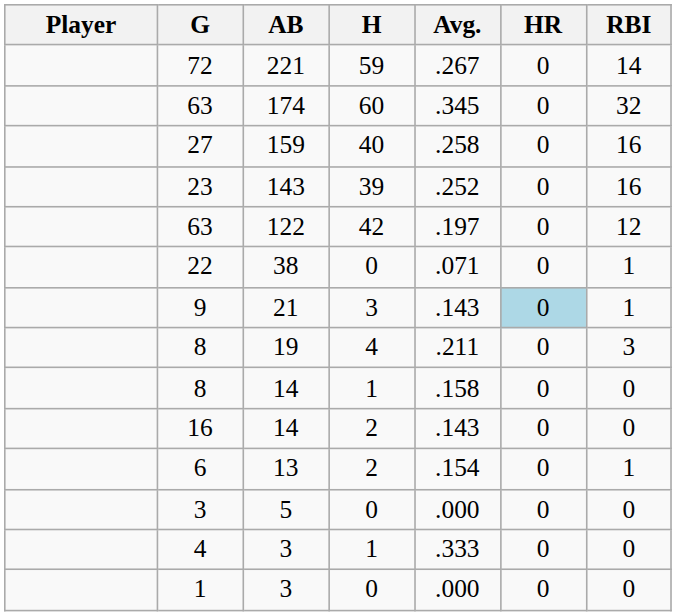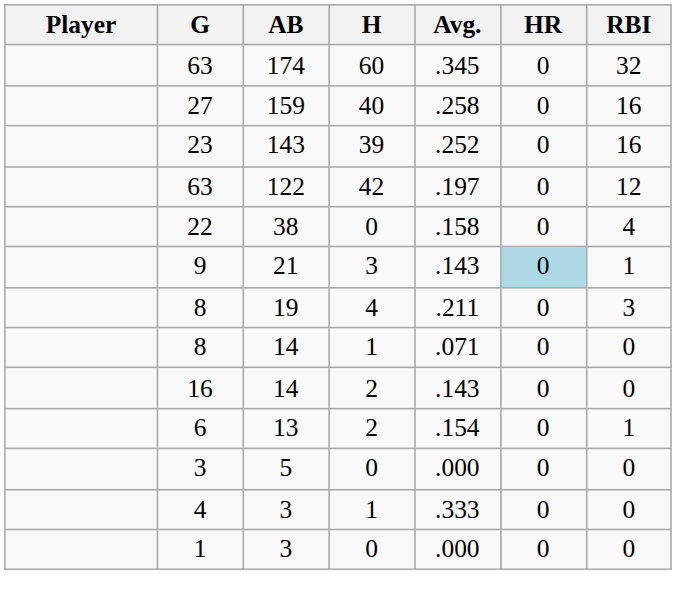- row: (200, 65)
(457, 266) .071 -> (457, 226) .158
(629, 266) 1 -> (629, 226) 4
(457, 387) .158 -> (457, 347) .071
